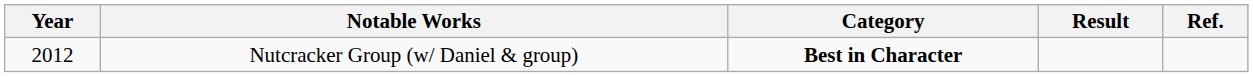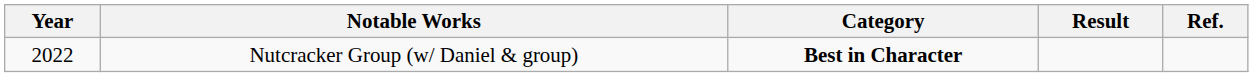(52, 54) 2012 -> (52, 54) 2022
